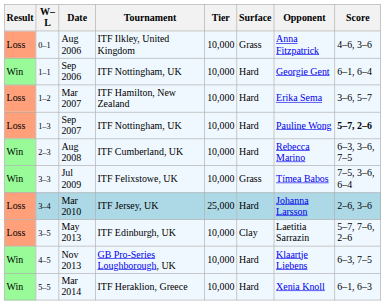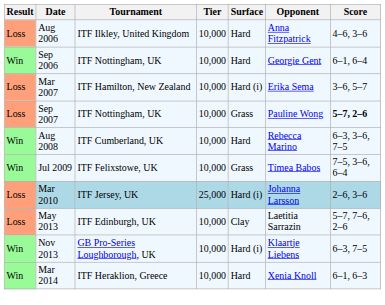- column: (47, 17)
(250, 44) Grass -> (241, 33) Hard
(249, 98) Hard -> (246, 87) Hard (i)
(249, 125) Hard -> (242, 114) Grass
(249, 206) Hard -> (246, 195) Hard (i)
(249, 259) Hard -> (246, 248) Hard (i)
